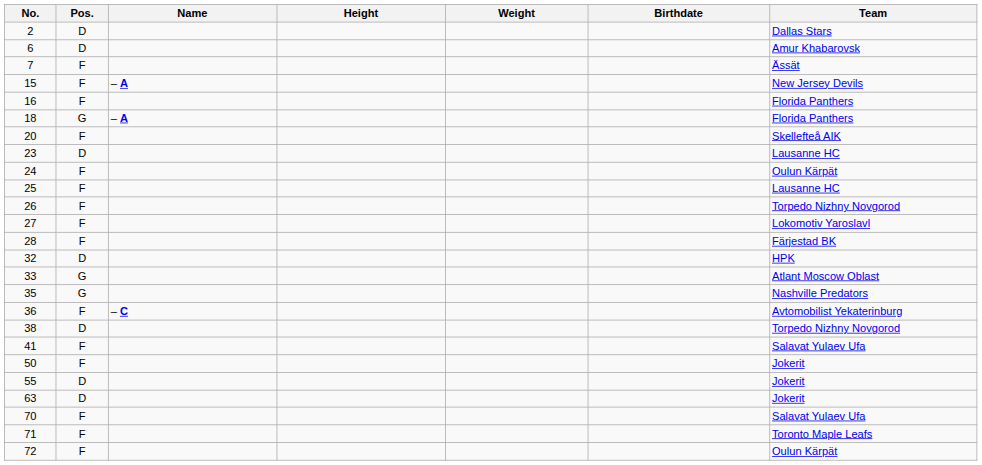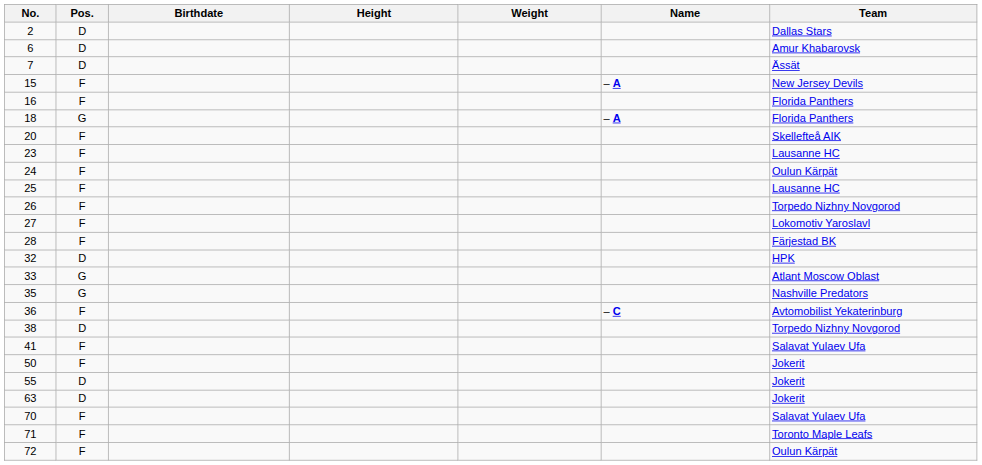columns swapped: (192, 14) <-> (679, 14)
(82, 66) F -> (82, 66) D
(82, 154) D -> (82, 154) F
